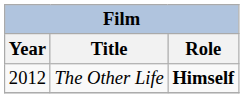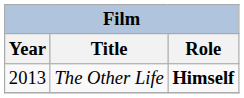(27, 78) 2012 -> (27, 78) 2013
